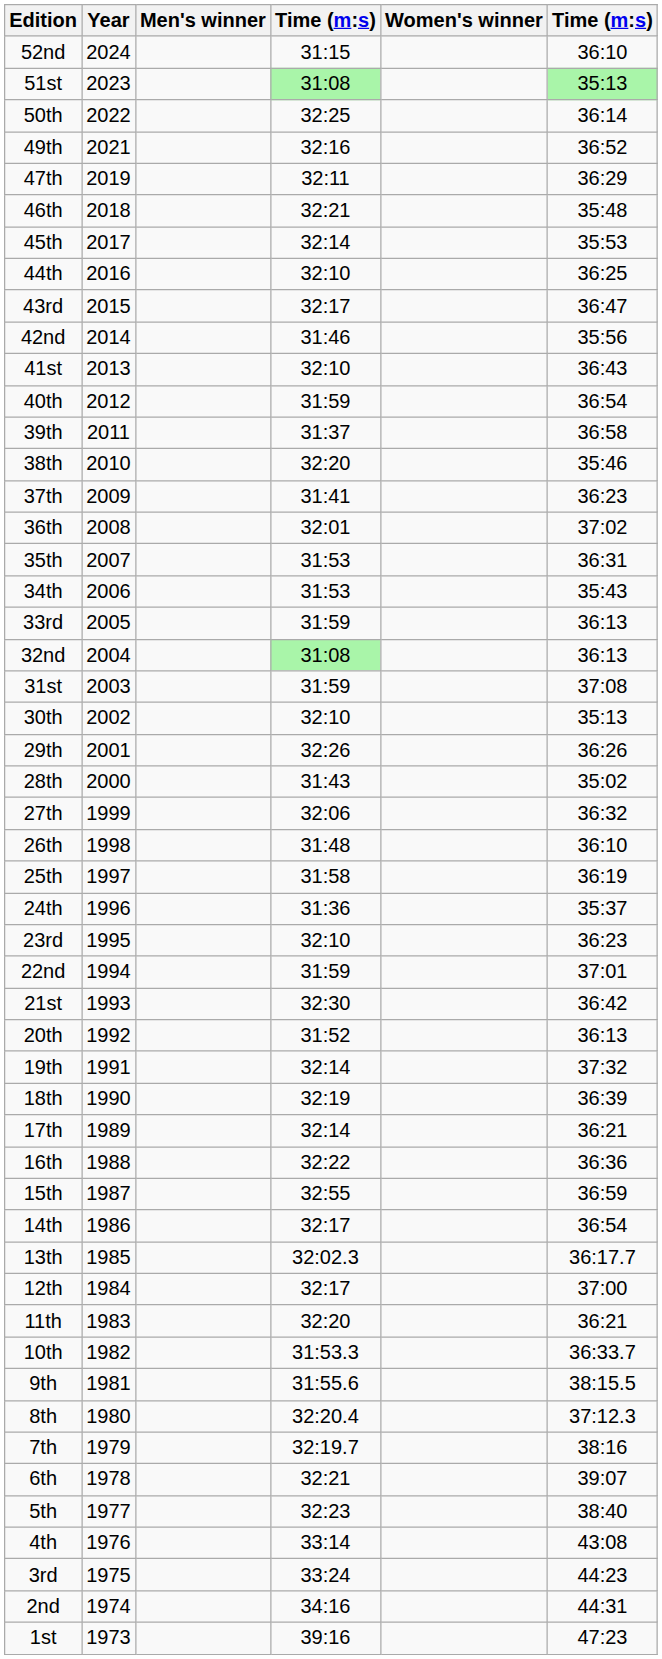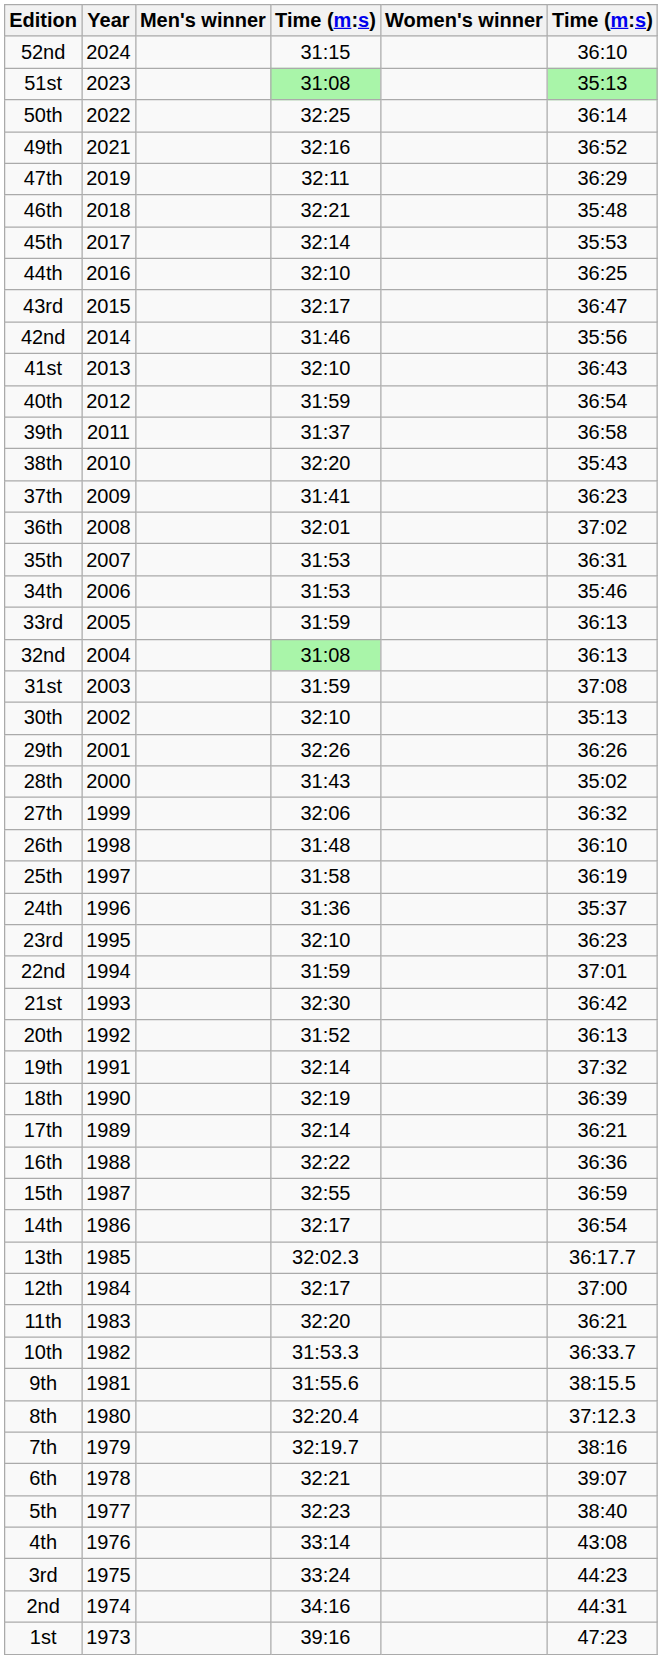(602, 464) 35:46 -> (602, 464) 35:43
(602, 591) 35:43 -> (602, 591) 35:46
